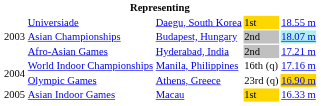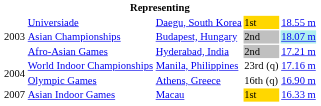(261, 66) 16th (q) -> (261, 66) 23rd (q)
(261, 80) 23rd (q) -> (261, 80) 16th (q)
(298, 80) gold background -> (298, 80) no background
(15, 95) 2005 -> (15, 95) 2007
